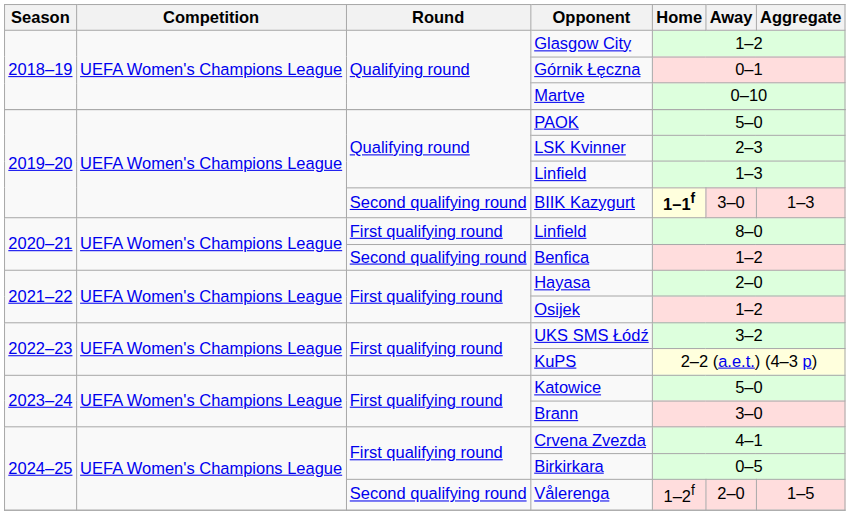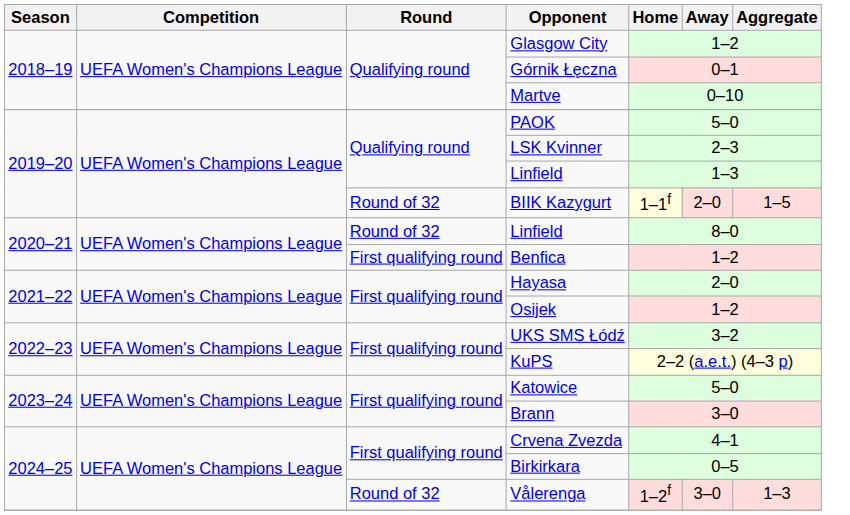(438, 202) Second qualifying round -> (395, 202) Round of 32
(679, 202) bold -> (655, 202) normal
(731, 202) 3–0 -> (707, 202) 2–0
(801, 202) 1–3 -> (777, 202) 1–5
(426, 231) First qualifying round -> (395, 231) Round of 32
(438, 257) Second qualifying round -> (426, 257) First qualifying round
(438, 494) Second qualifying round -> (395, 494) Round of 32
(731, 494) 2–0 -> (707, 494) 3–0
(801, 494) 1–5 -> (777, 494) 1–3
